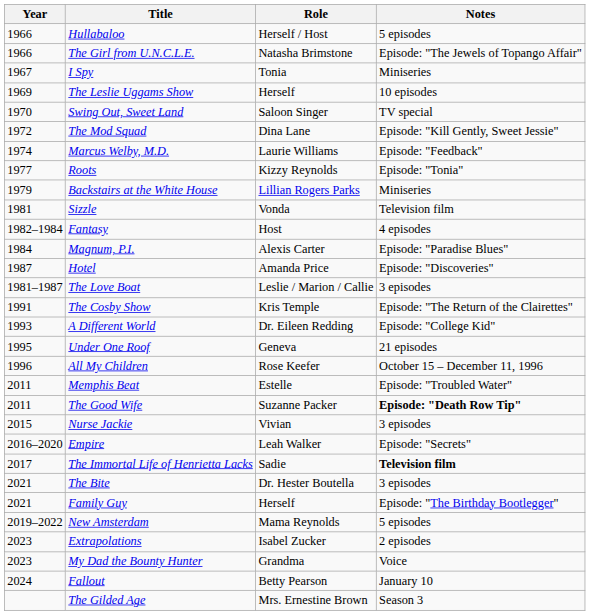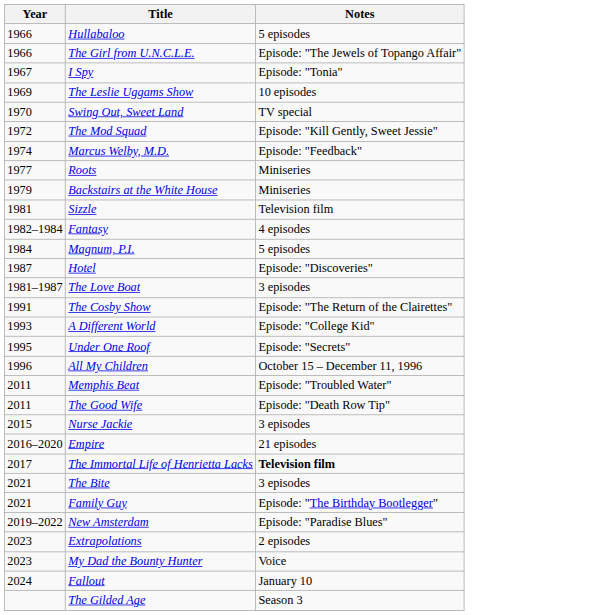- column: (316, 14)
(405, 72) Miniseries -> (301, 72) Episode: "Tonia"
(421, 170) Episode: "Tonia" -> (284, 170) Miniseries
(444, 248) Episode: "Paradise Blues" -> (284, 248) 5 episodes
(408, 346) 21 episodes -> (304, 346) Episode: "Secrets"
(450, 405) bold -> (324, 405) normal
(425, 444) Episode: "Secrets" -> (287, 444) 21 episodes
(405, 522) 5 episodes -> (323, 522) Episode: "Paradise Blues"
